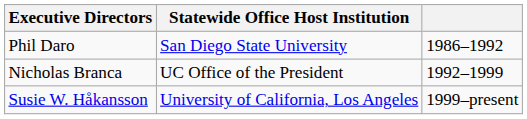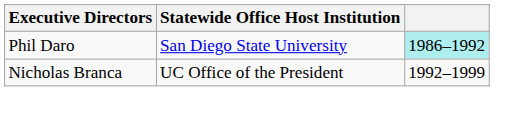(465, 45) no background -> (447, 45) paleturquoise background
- row: (78, 99)
